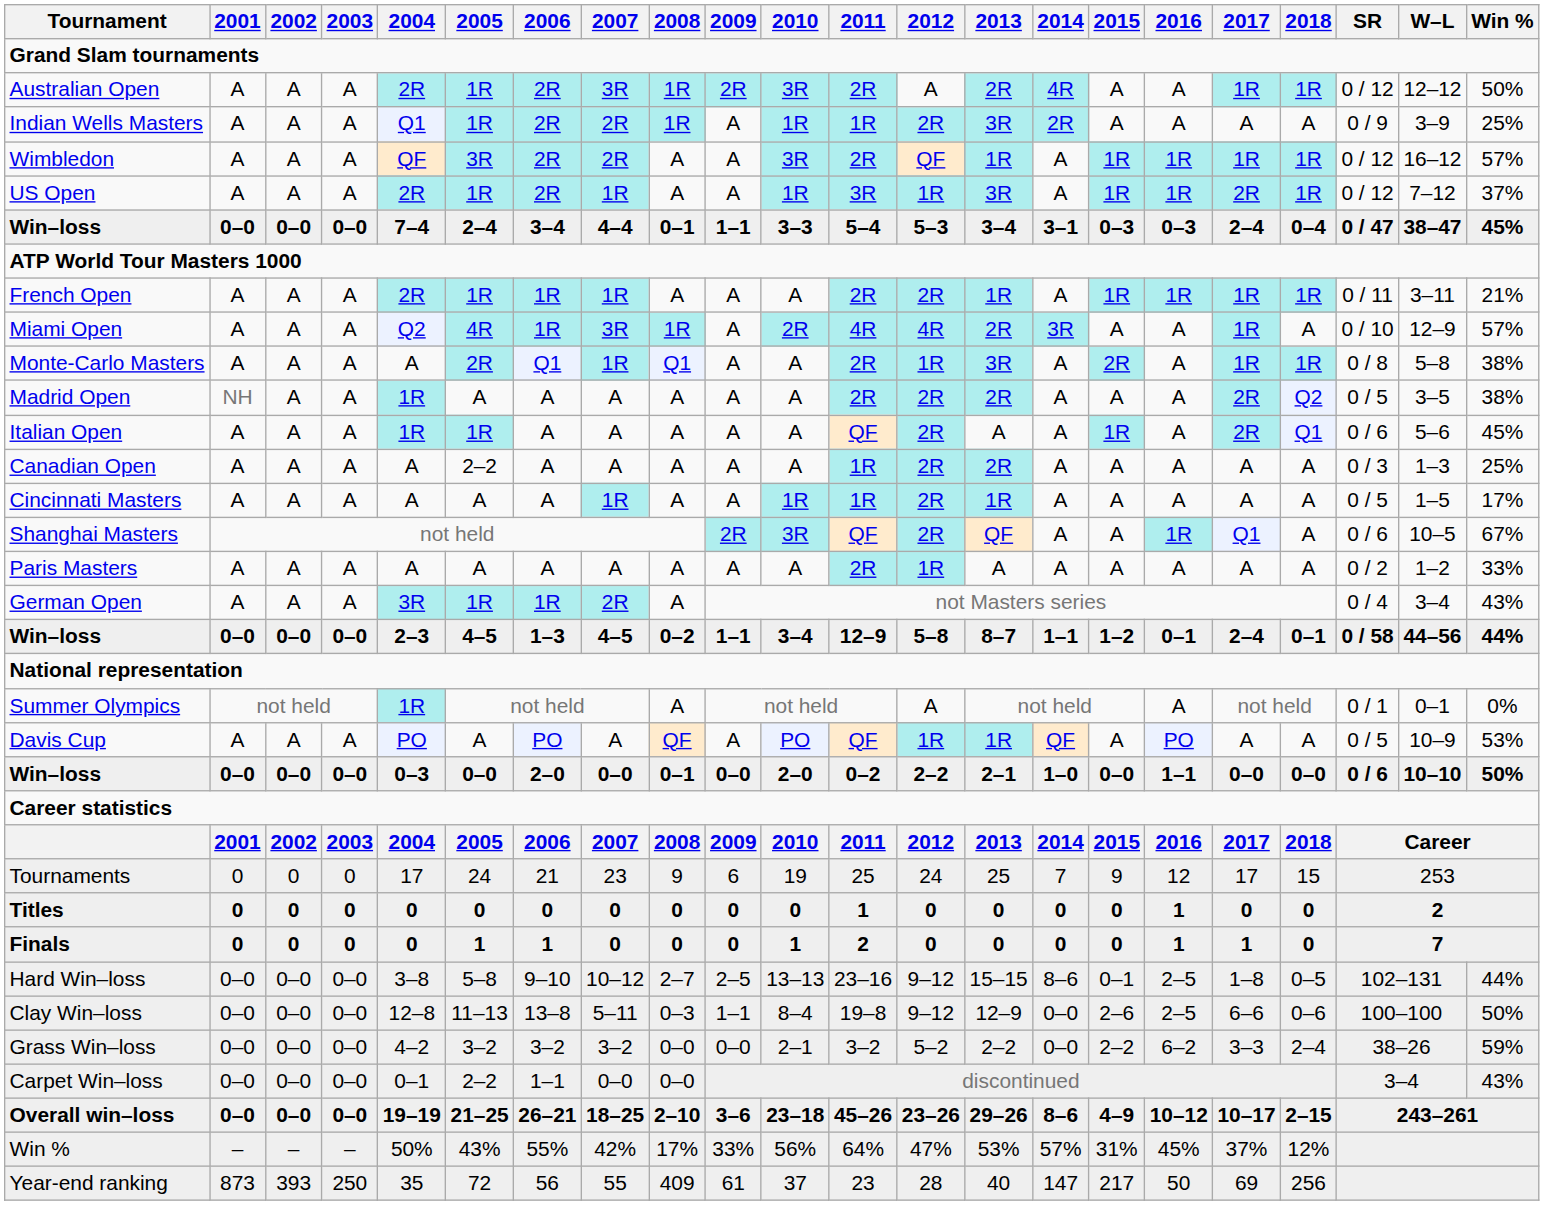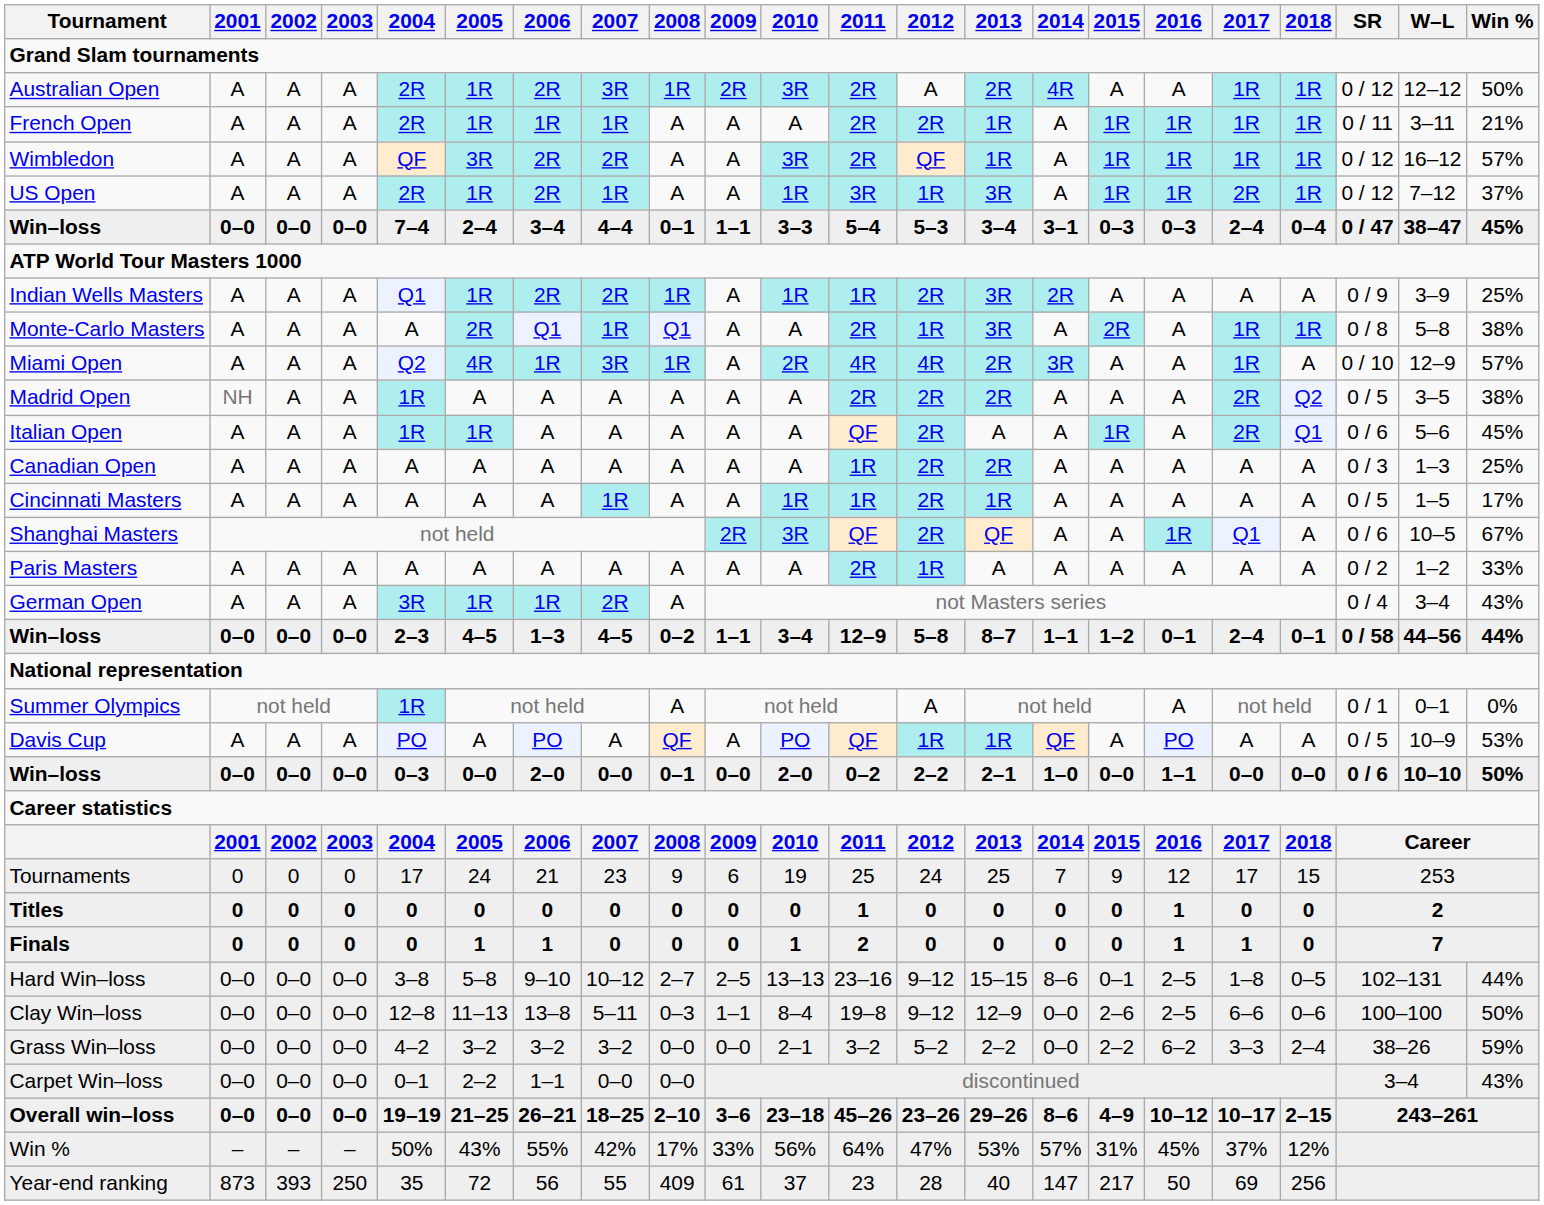rows swapped: (70, 295) <-> (106, 124)
rows swapped: (66, 329) <-> (107, 363)
(480, 466) 2–2 -> (480, 466) A
